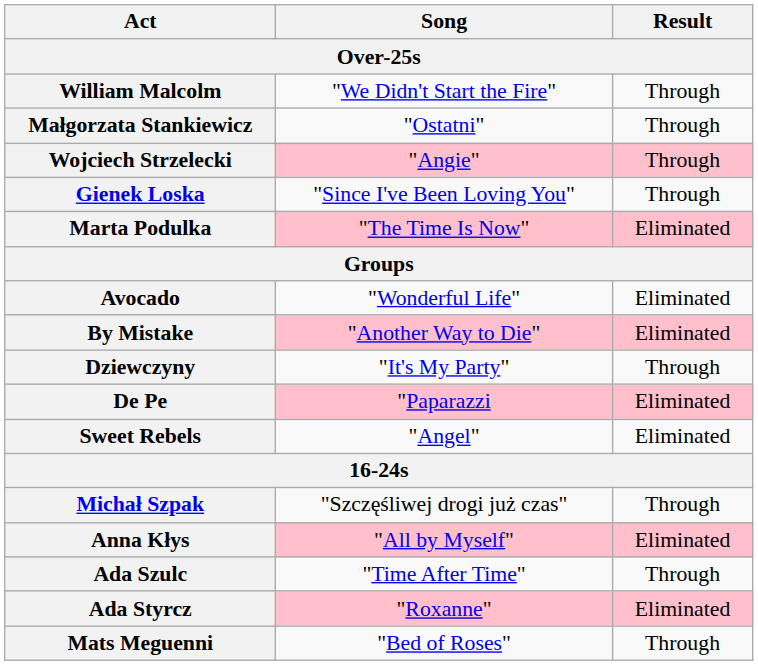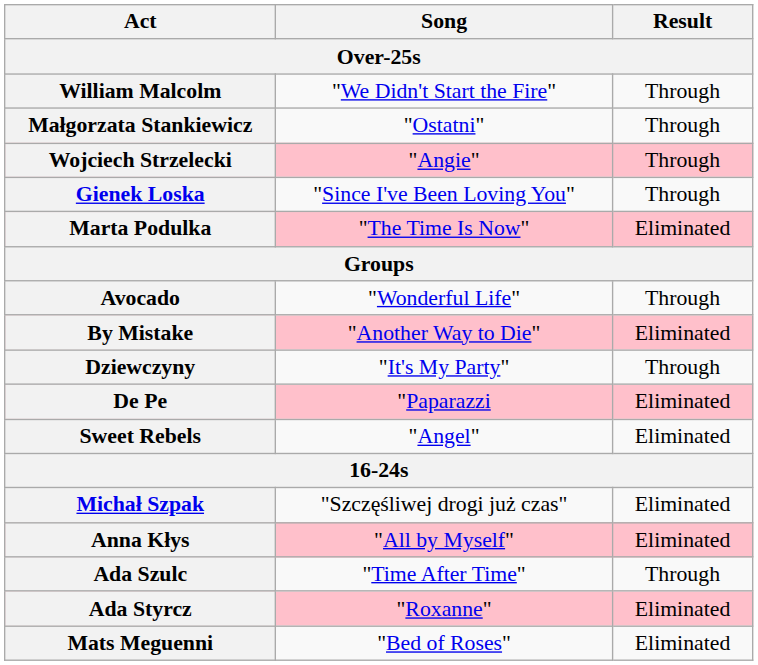(683, 297) Eliminated -> (683, 297) Through
(683, 504) Through -> (683, 504) Eliminated
(683, 642) Through -> (683, 642) Eliminated
